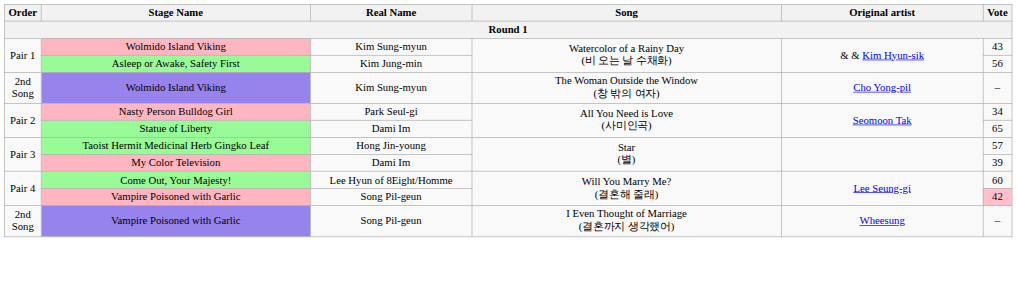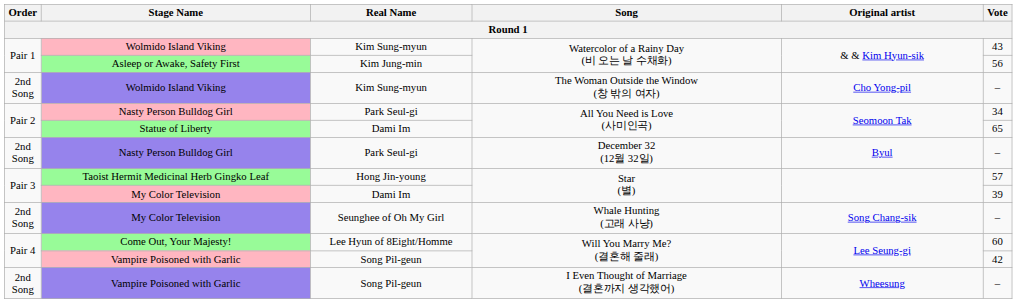+ row: (176, 153)
+ row: (176, 218)
(997, 197) pink background -> (997, 259) no background
